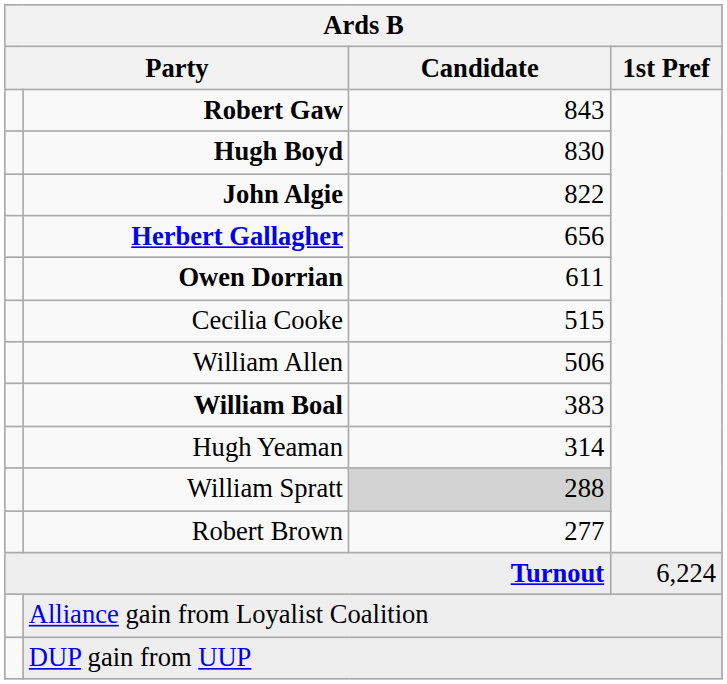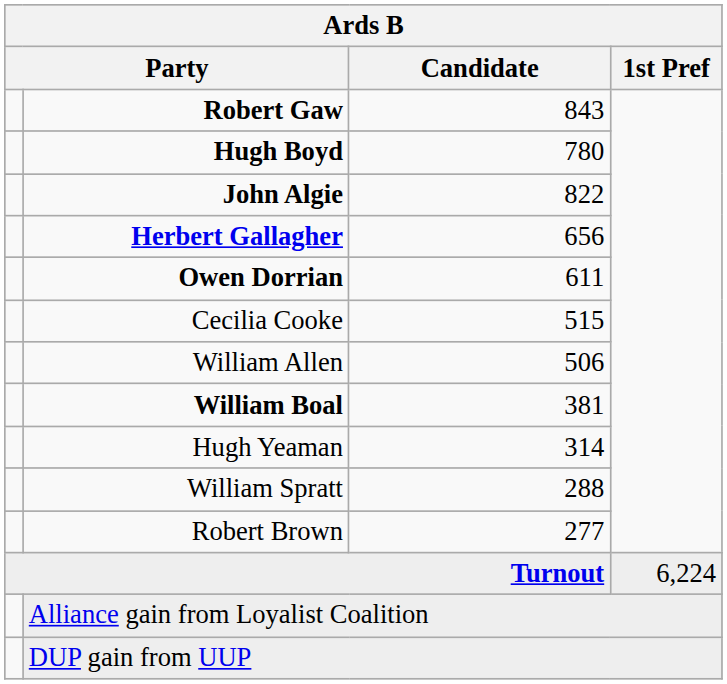(584, 151) 830 -> (584, 151) 780
(584, 404) 383 -> (584, 404) 381
(584, 488) lightgrey background -> (584, 488) no background
